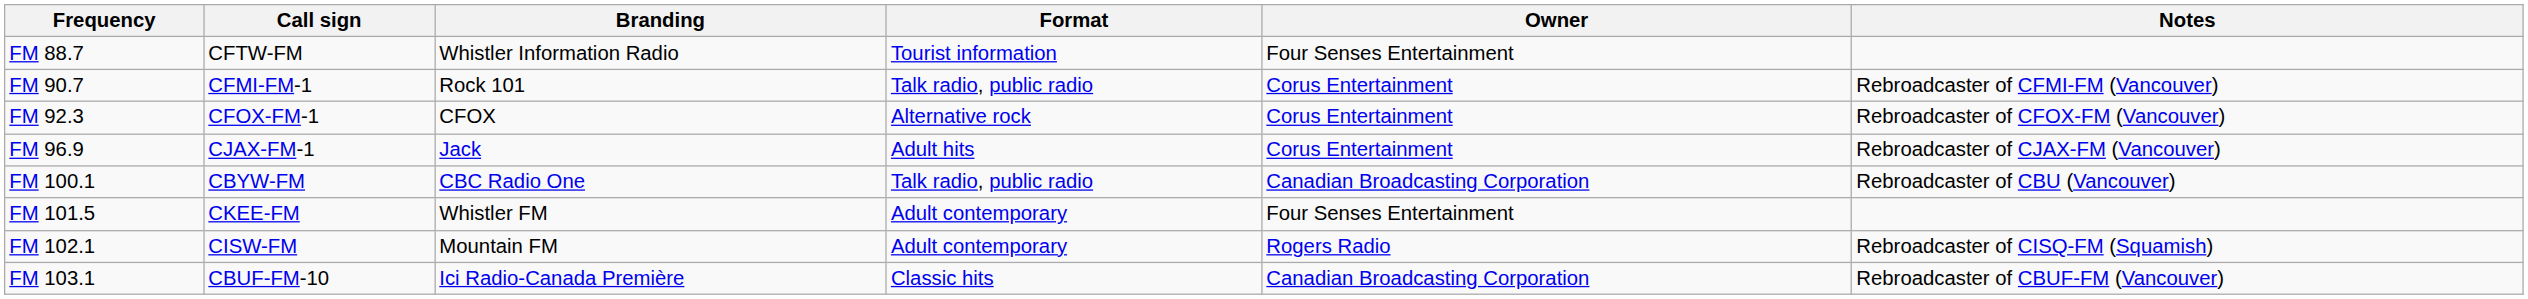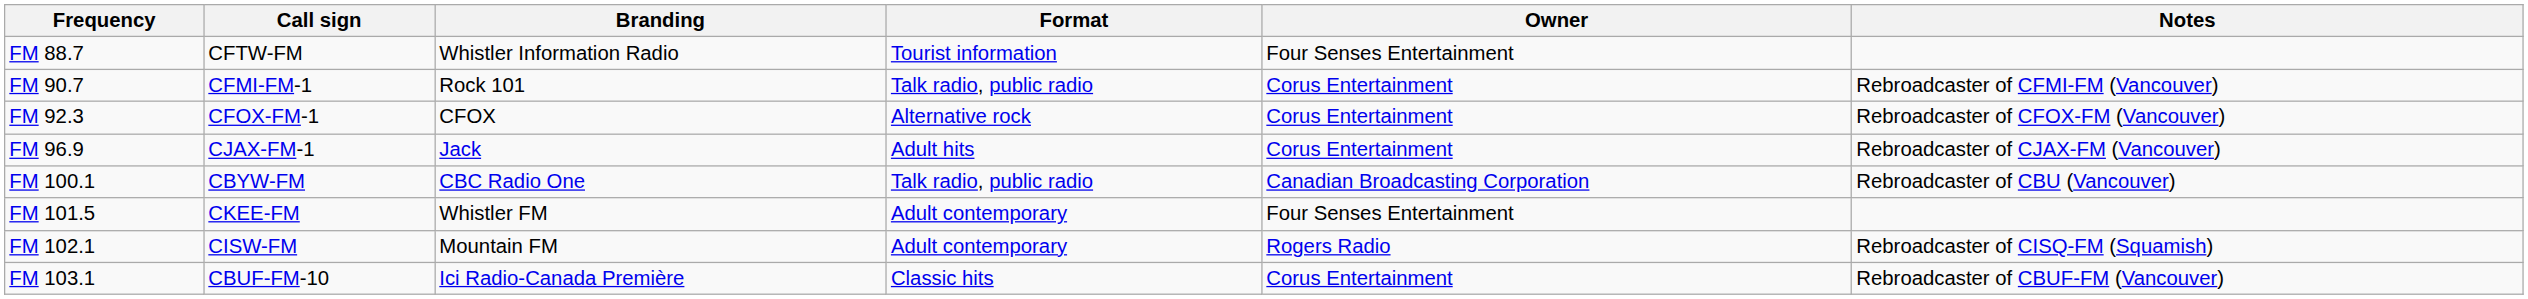(1428, 278) Canadian Broadcasting Corporation -> (1360, 278) Corus Entertainment
